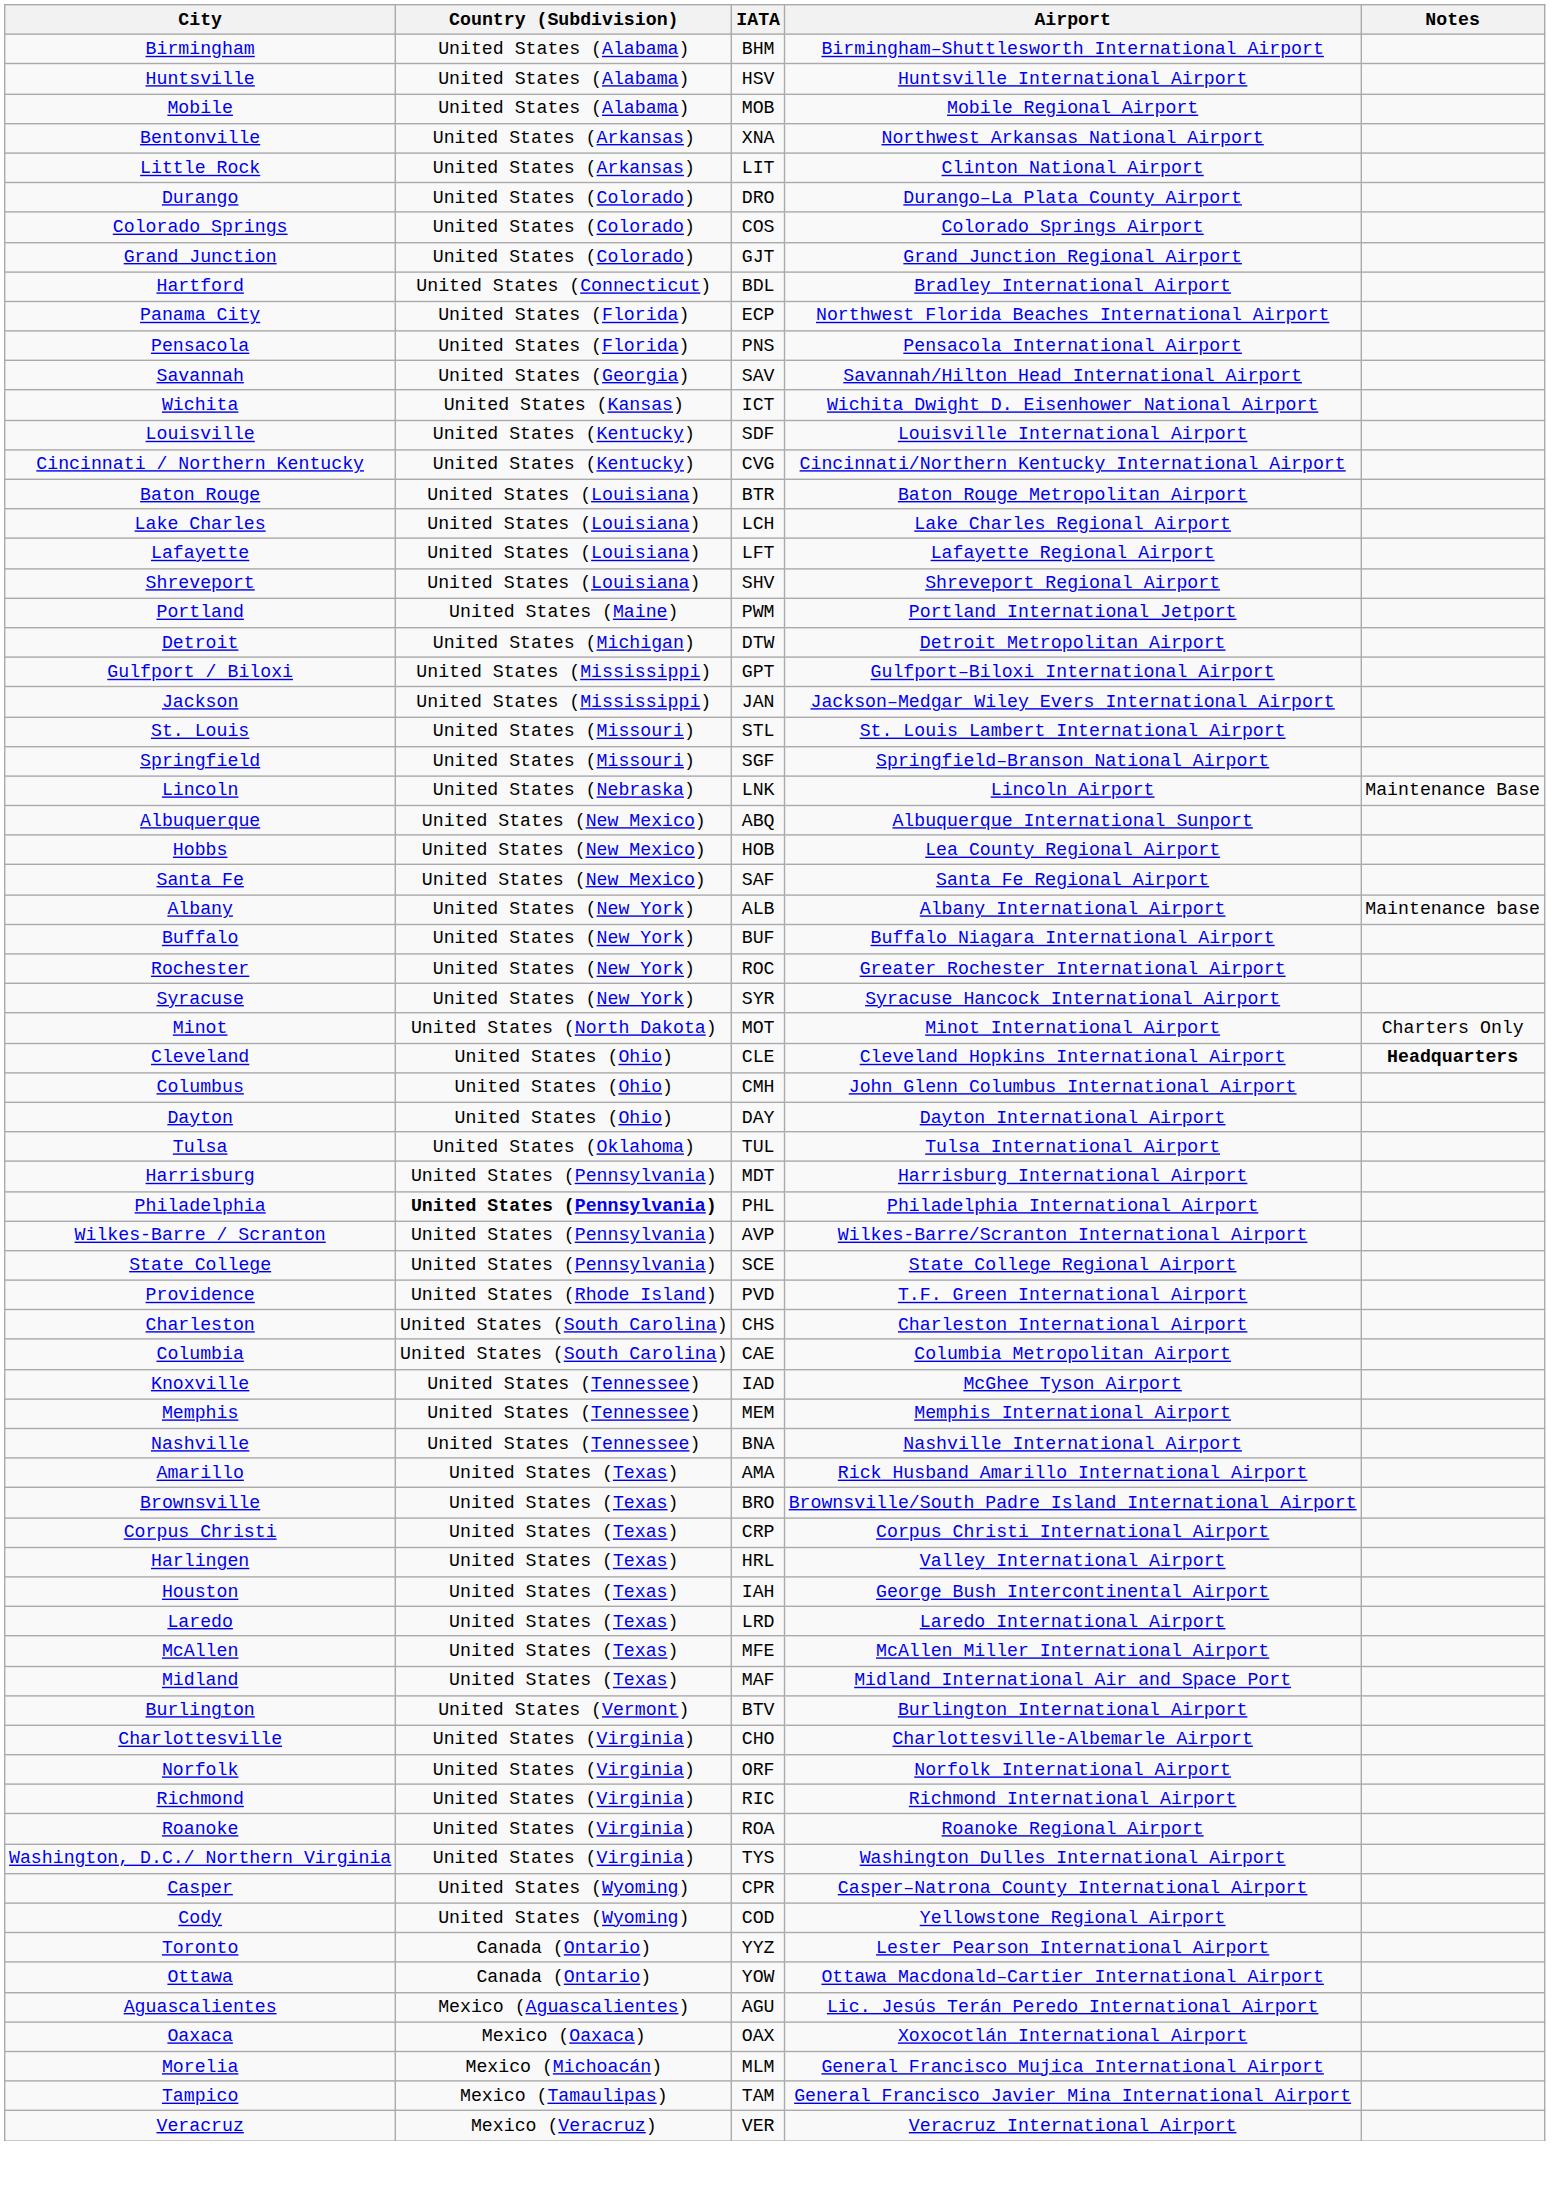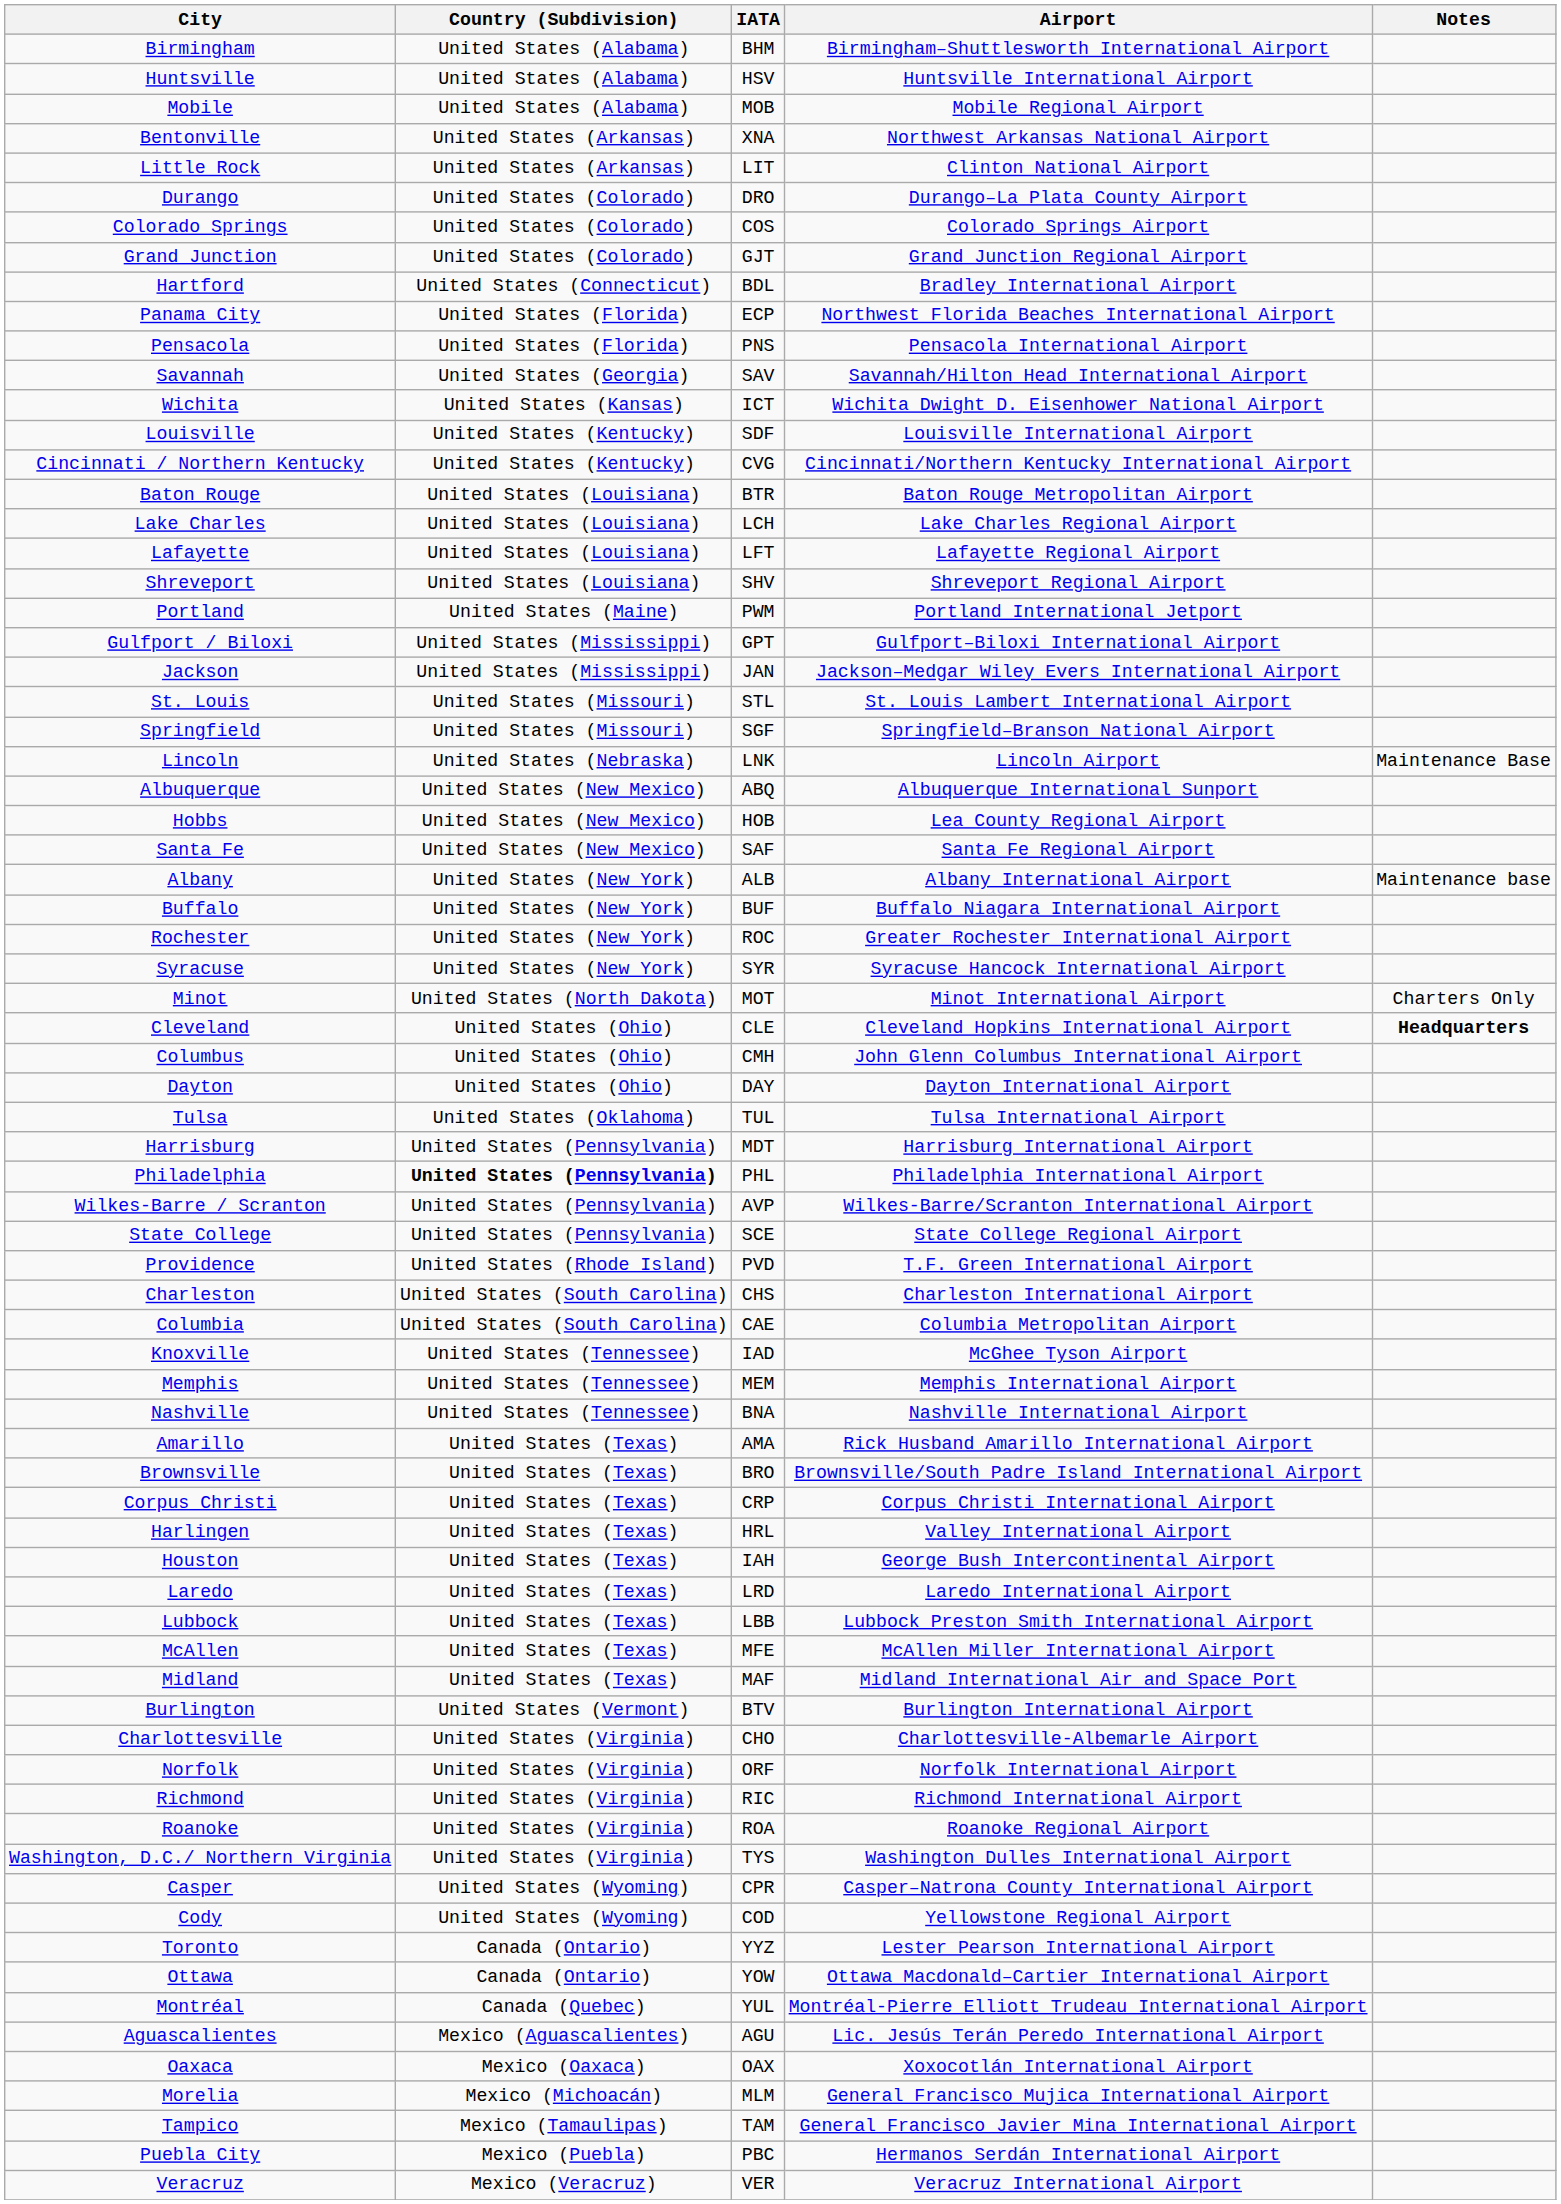- row: (200, 642)
+ row: (200, 1621)
+ row: (200, 2007)
+ row: (200, 2155)
